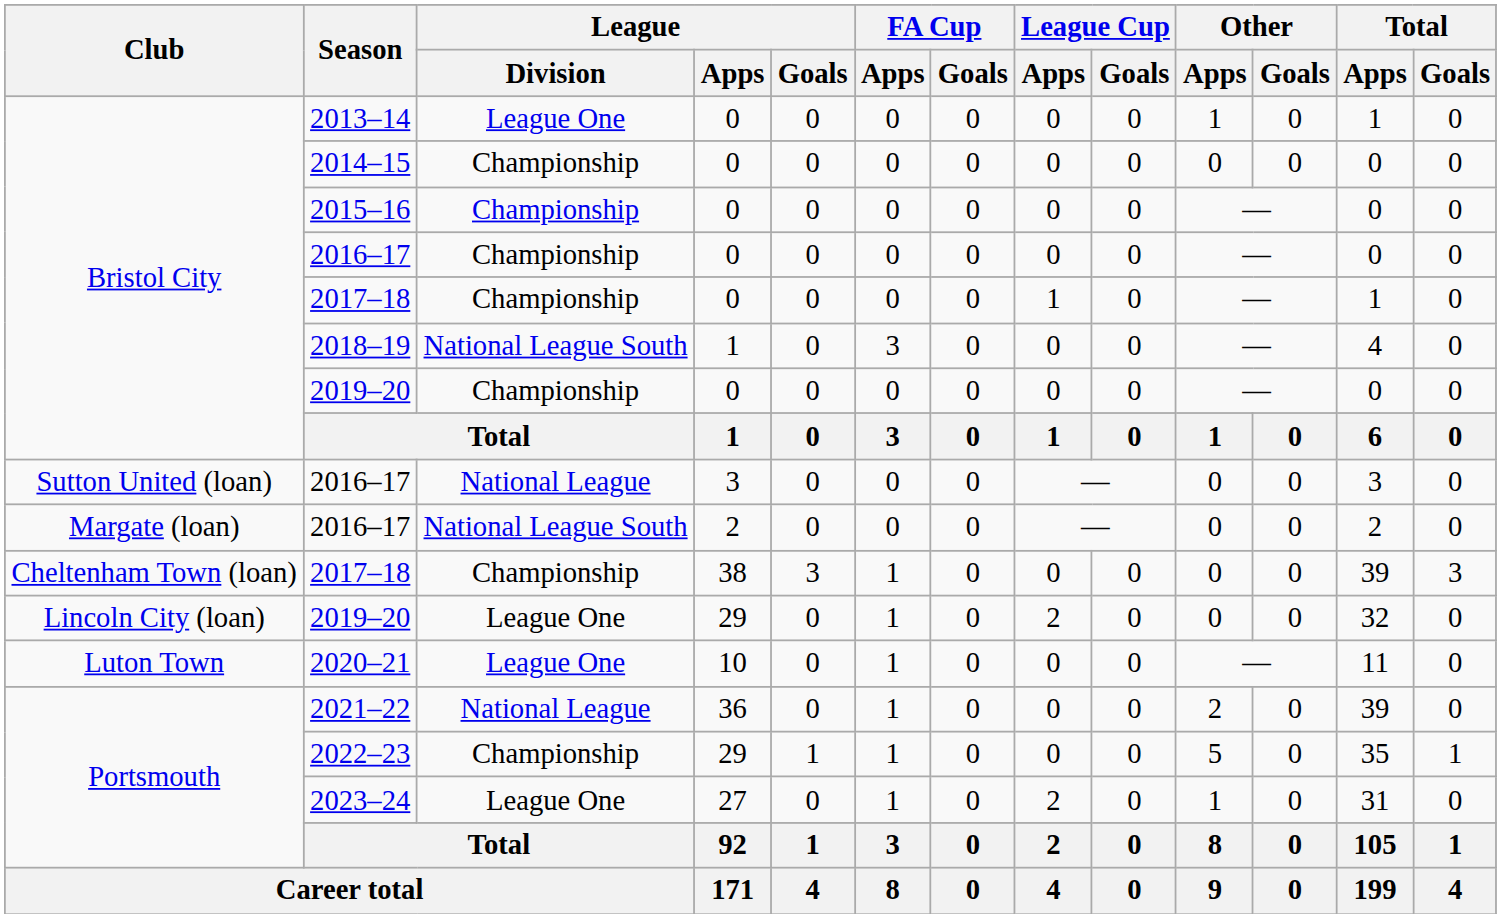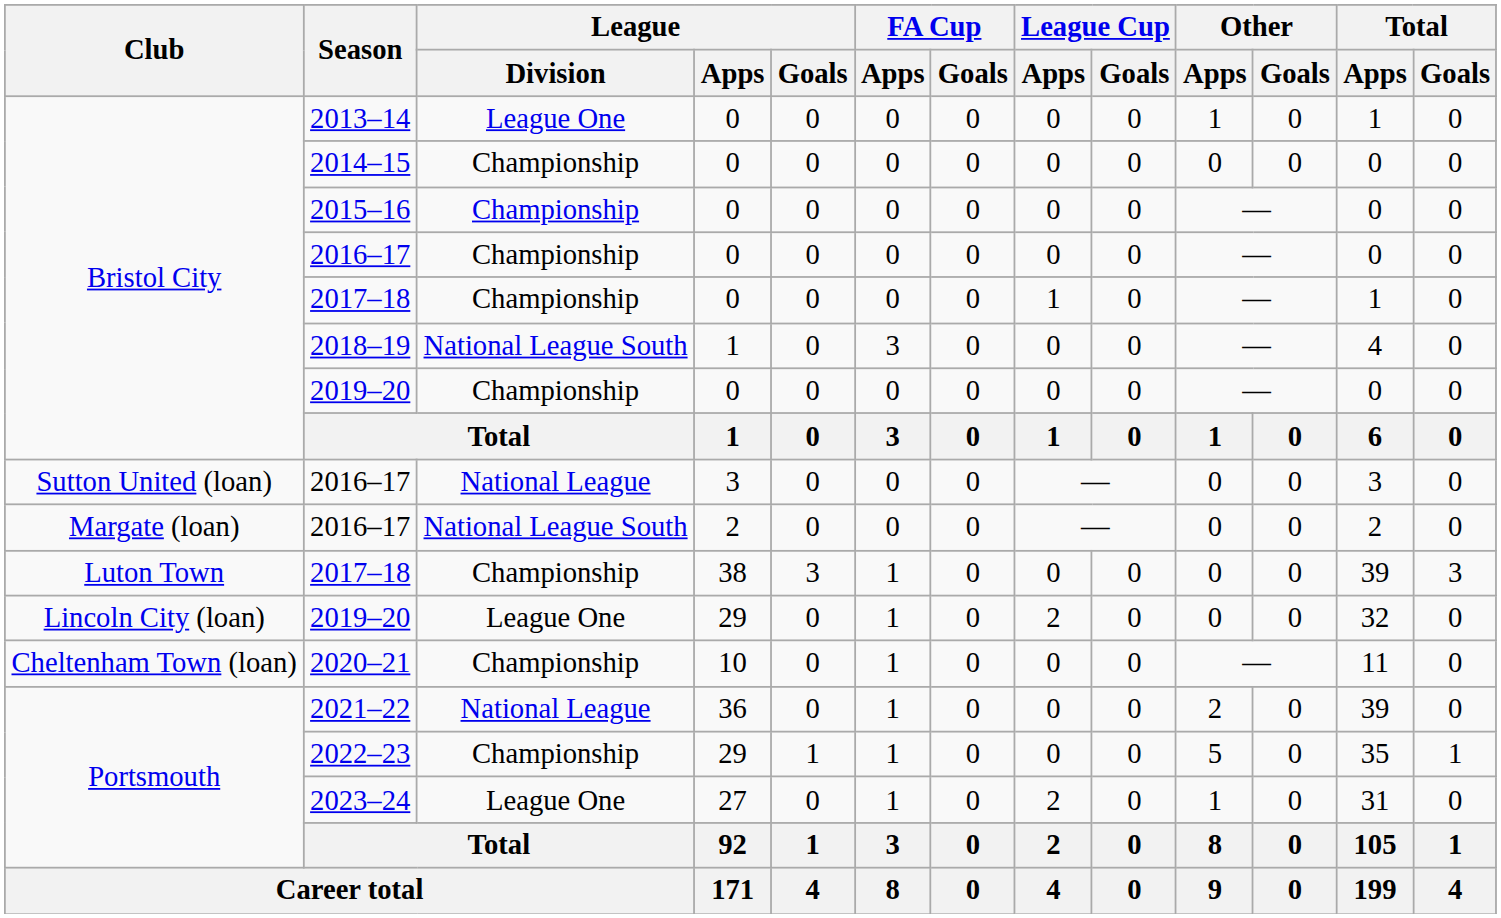(154, 572) Cheltenham Town (loan) -> (154, 572) Luton Town
(154, 663) Luton Town -> (154, 663) Cheltenham Town (loan)
(556, 663) League One -> (556, 663) Championship
